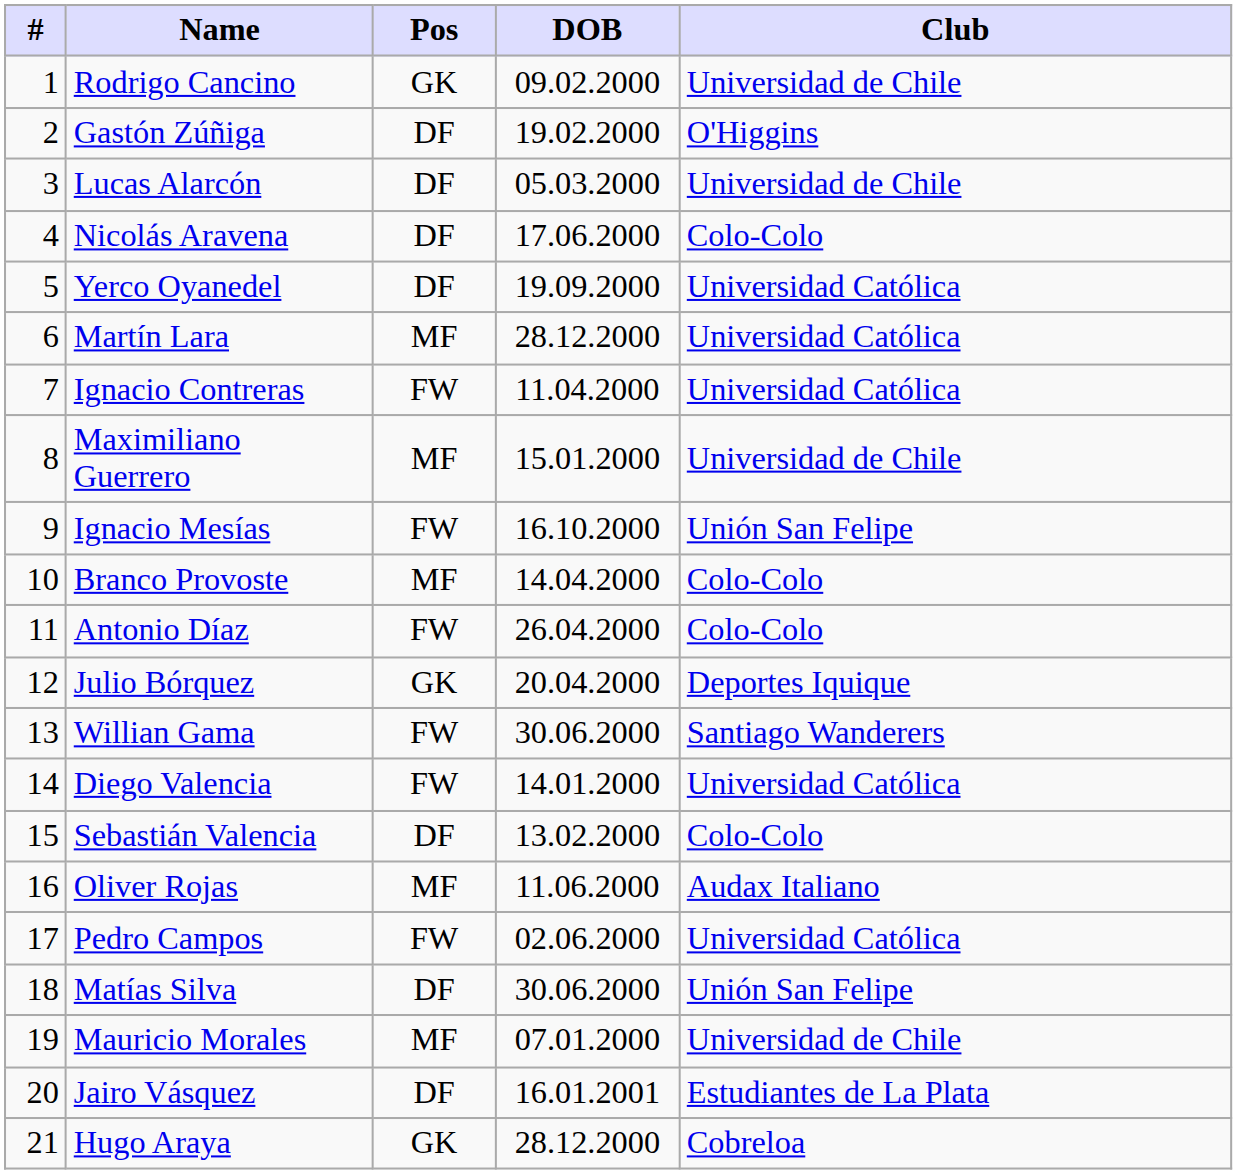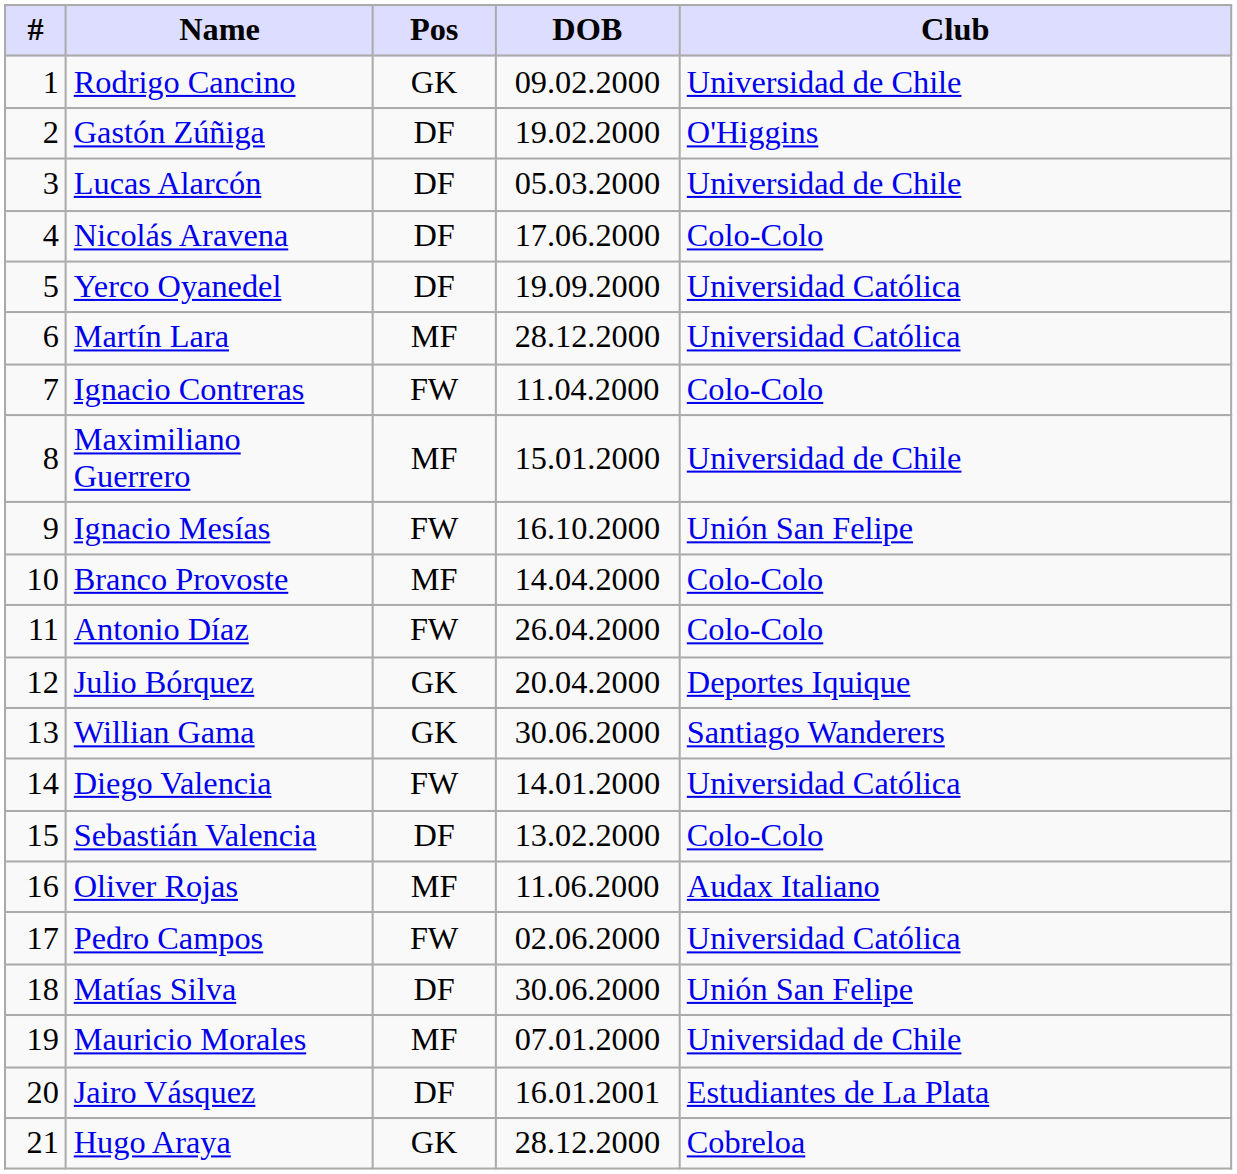(824, 388) Universidad Católica -> (755, 388) Colo-Colo
(434, 732) FW -> (434, 732) GK
